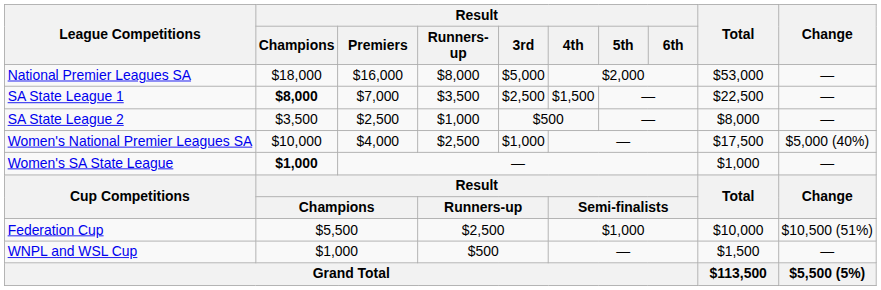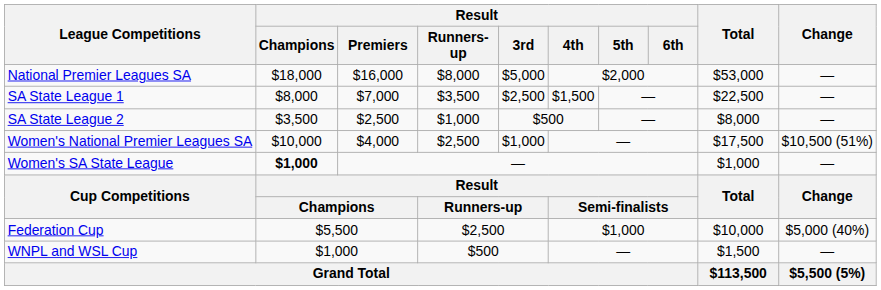(297, 97) bold -> (297, 97) normal
(827, 141) $5,000 (40%) -> (827, 141) $10,500 (51%)
(827, 229) $10,500 (51%) -> (827, 229) $5,000 (40%)
